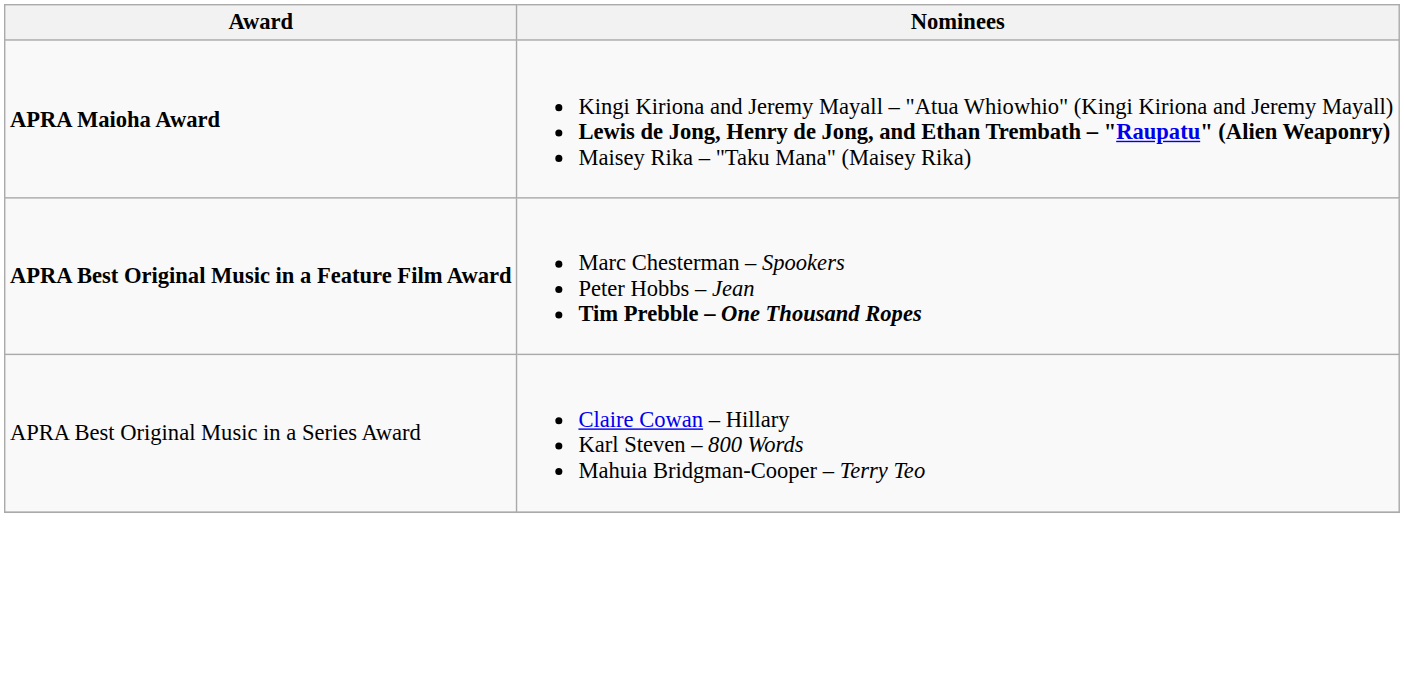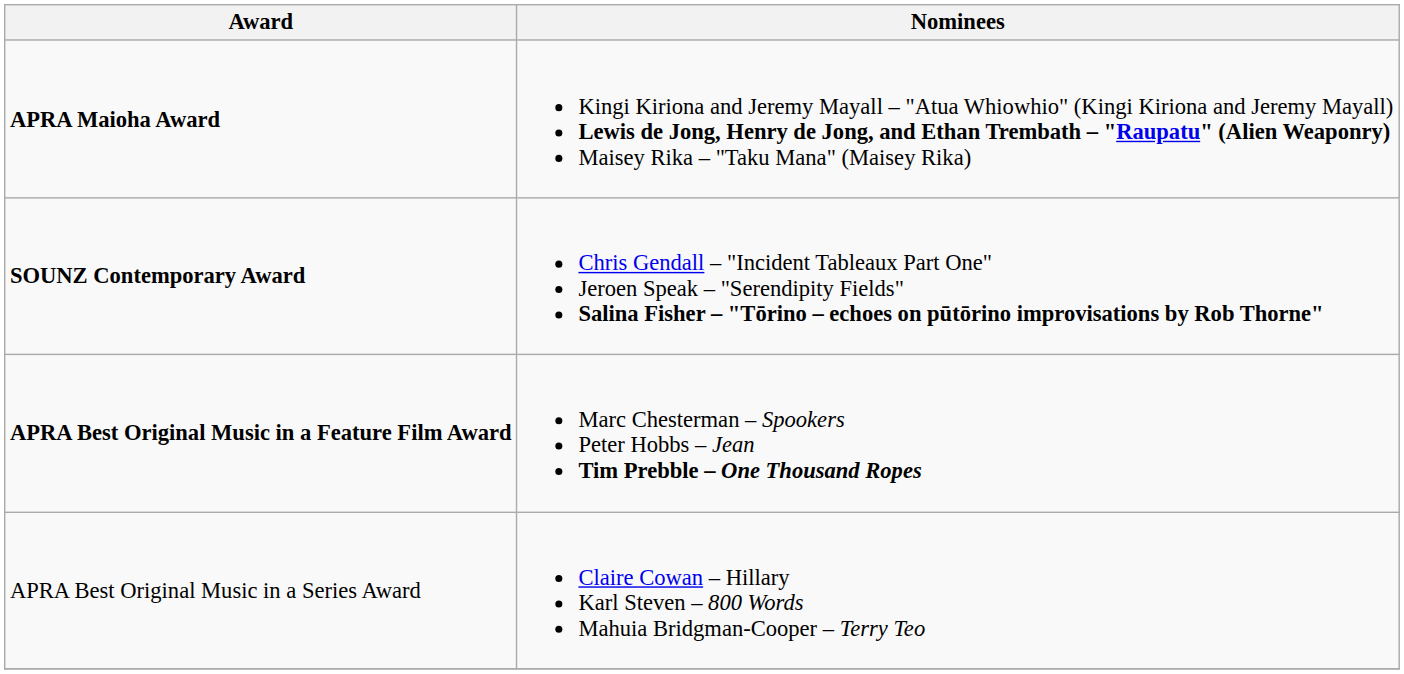+ row: (158, 275)
